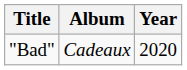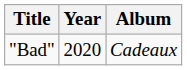columns swapped: (158, 19) <-> (97, 19)
